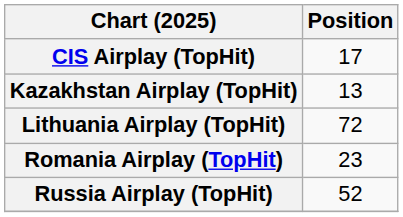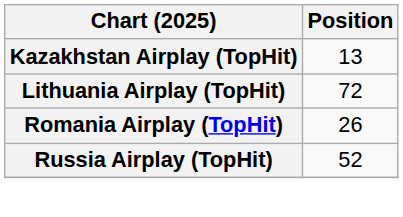- row: (154, 56)
(350, 159) 23 -> (350, 125) 26
